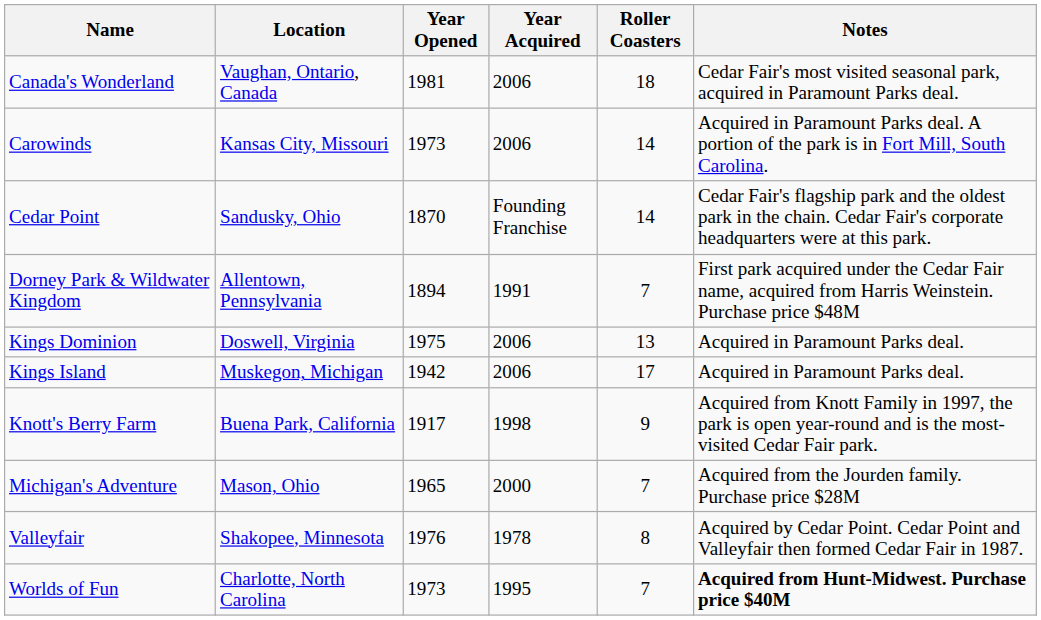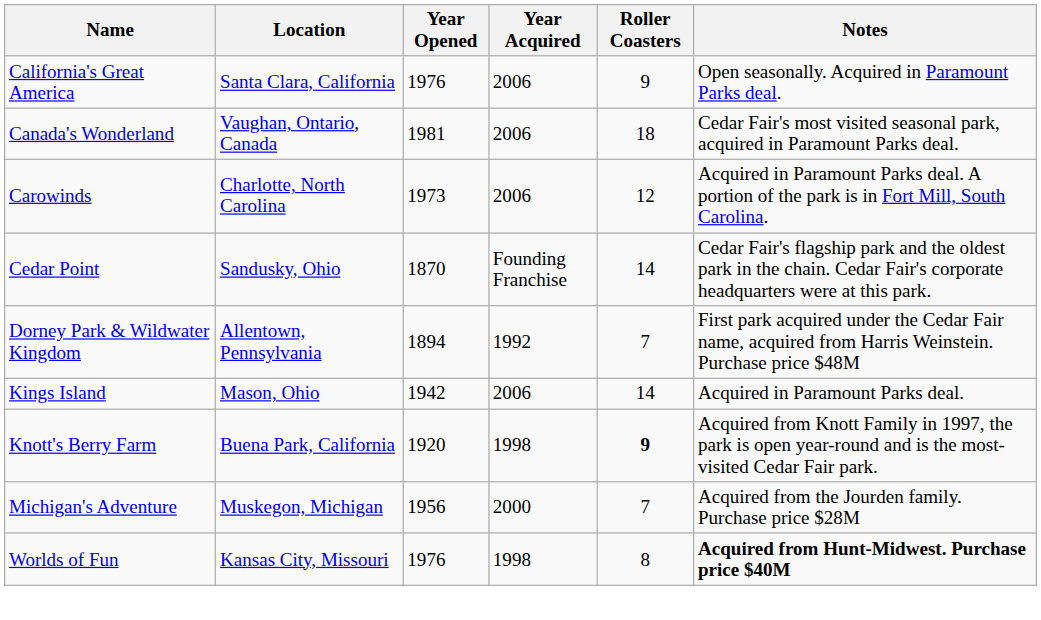+ row: (77, 81)
(304, 144) Kansas City, Missouri -> (282, 195) Charlotte, North Carolina
(645, 144) 14 -> (645, 195) 12
(512, 290) 1991 -> (512, 341) 1992
- row: (73, 341)
(302, 372) Muskegon, Michigan -> (270, 393) Mason, Ohio
(645, 372) 17 -> (645, 393) 14
(426, 423) 1917 -> (426, 445) 1920
(645, 423) normal -> (645, 445) bold
(270, 486) Mason, Ohio -> (302, 507) Muskegon, Michigan
(426, 486) 1965 -> (426, 507) 1956
- row: (47, 537)
(282, 589) Charlotte, North Carolina -> (304, 559) Kansas City, Missouri
(426, 589) 1973 -> (426, 559) 1976
(512, 589) 1995 -> (512, 559) 1998
(645, 589) 7 -> (645, 559) 8
